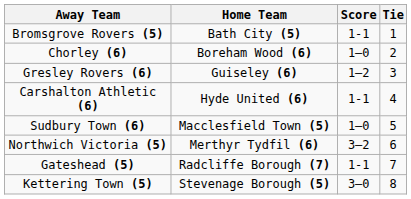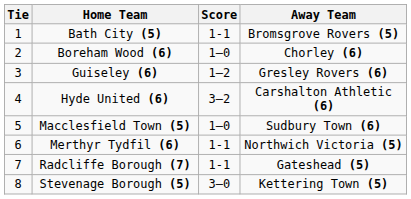columns swapped: (393, 14) <-> (88, 14)
(359, 99) 1-1 -> (219, 99) 3–2
(359, 145) 3–2 -> (219, 145) 1-1
